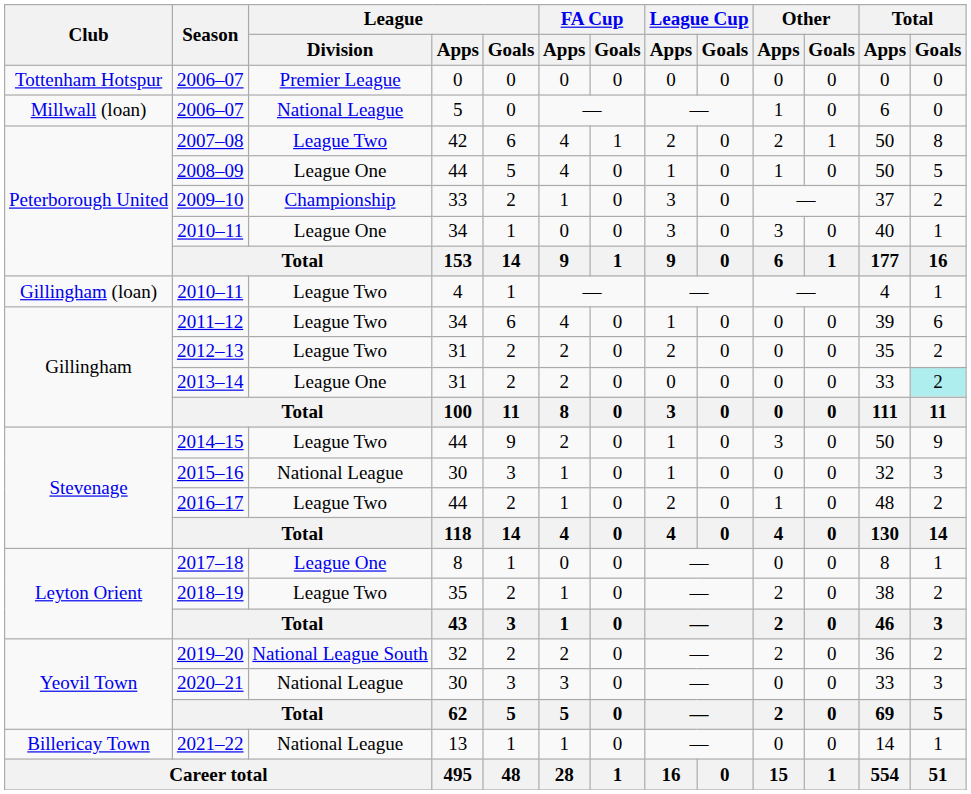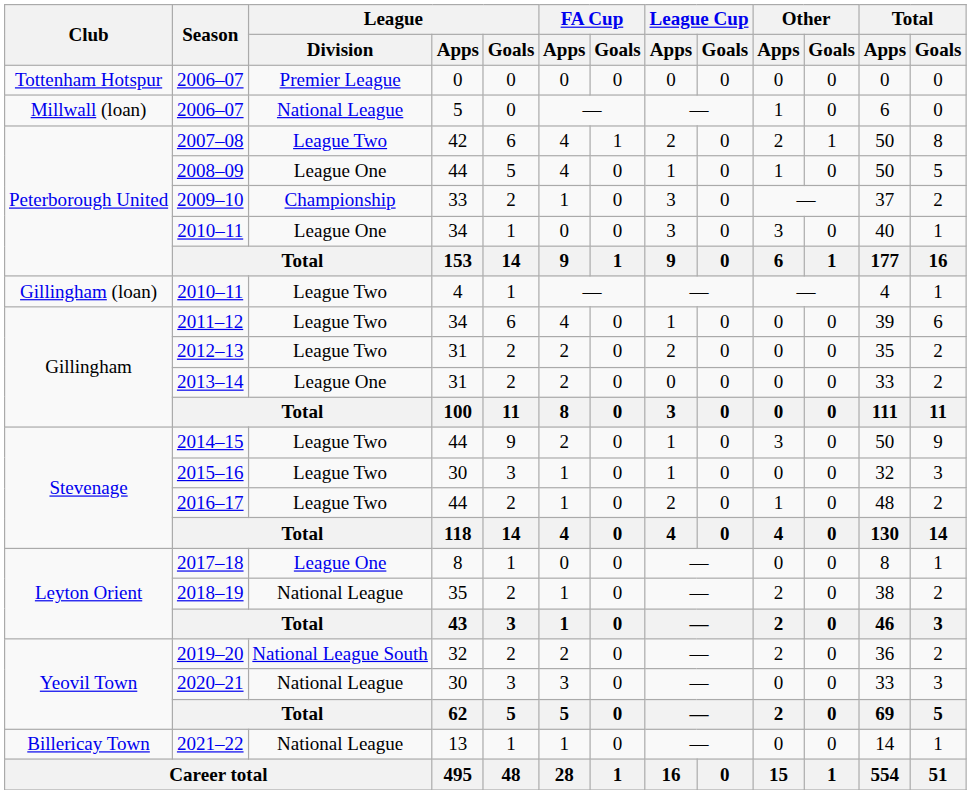(938, 381) paleturquoise background -> (938, 381) no background
(340, 472) National League -> (340, 472) League Two
(340, 593) League Two -> (340, 593) National League
